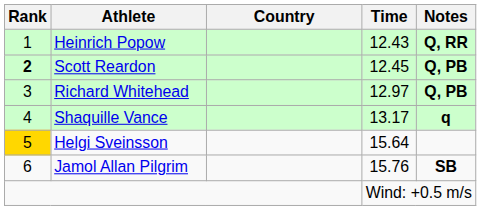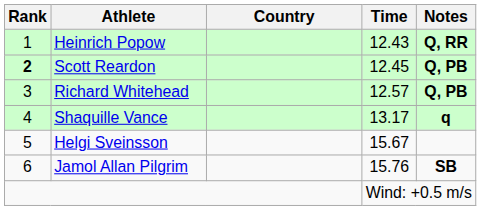(389, 92) 12.97 -> (389, 92) 12.57
(28, 142) gold background -> (28, 142) no background
(389, 142) 15.64 -> (389, 142) 15.67
